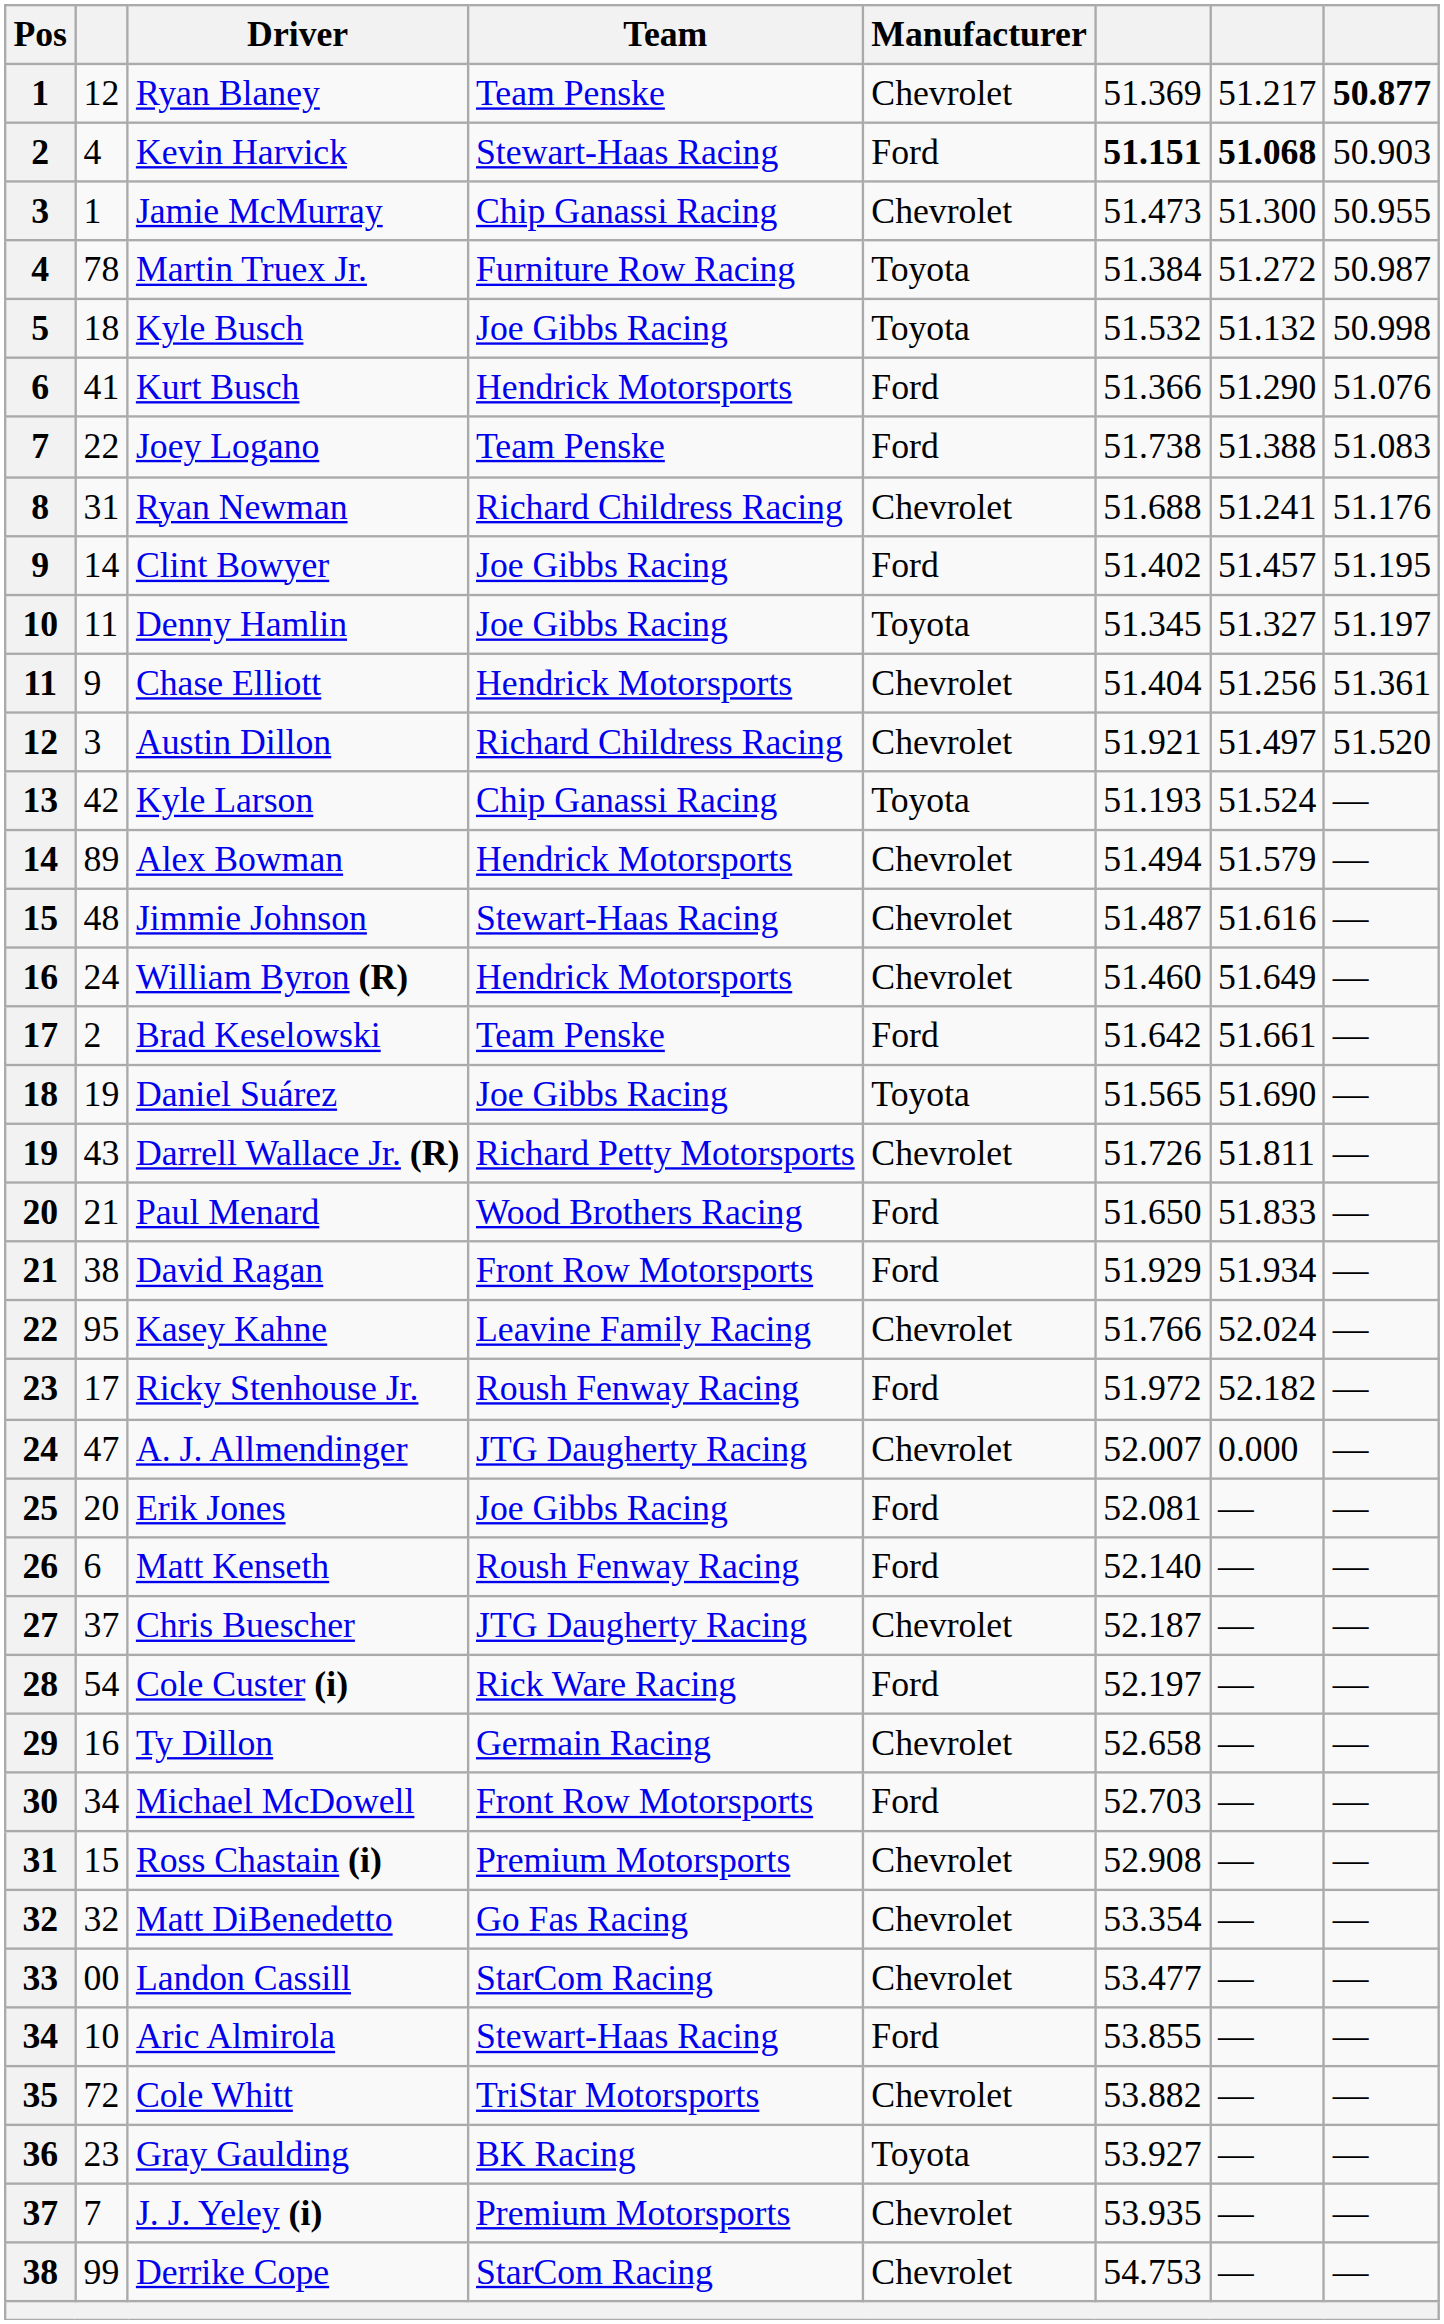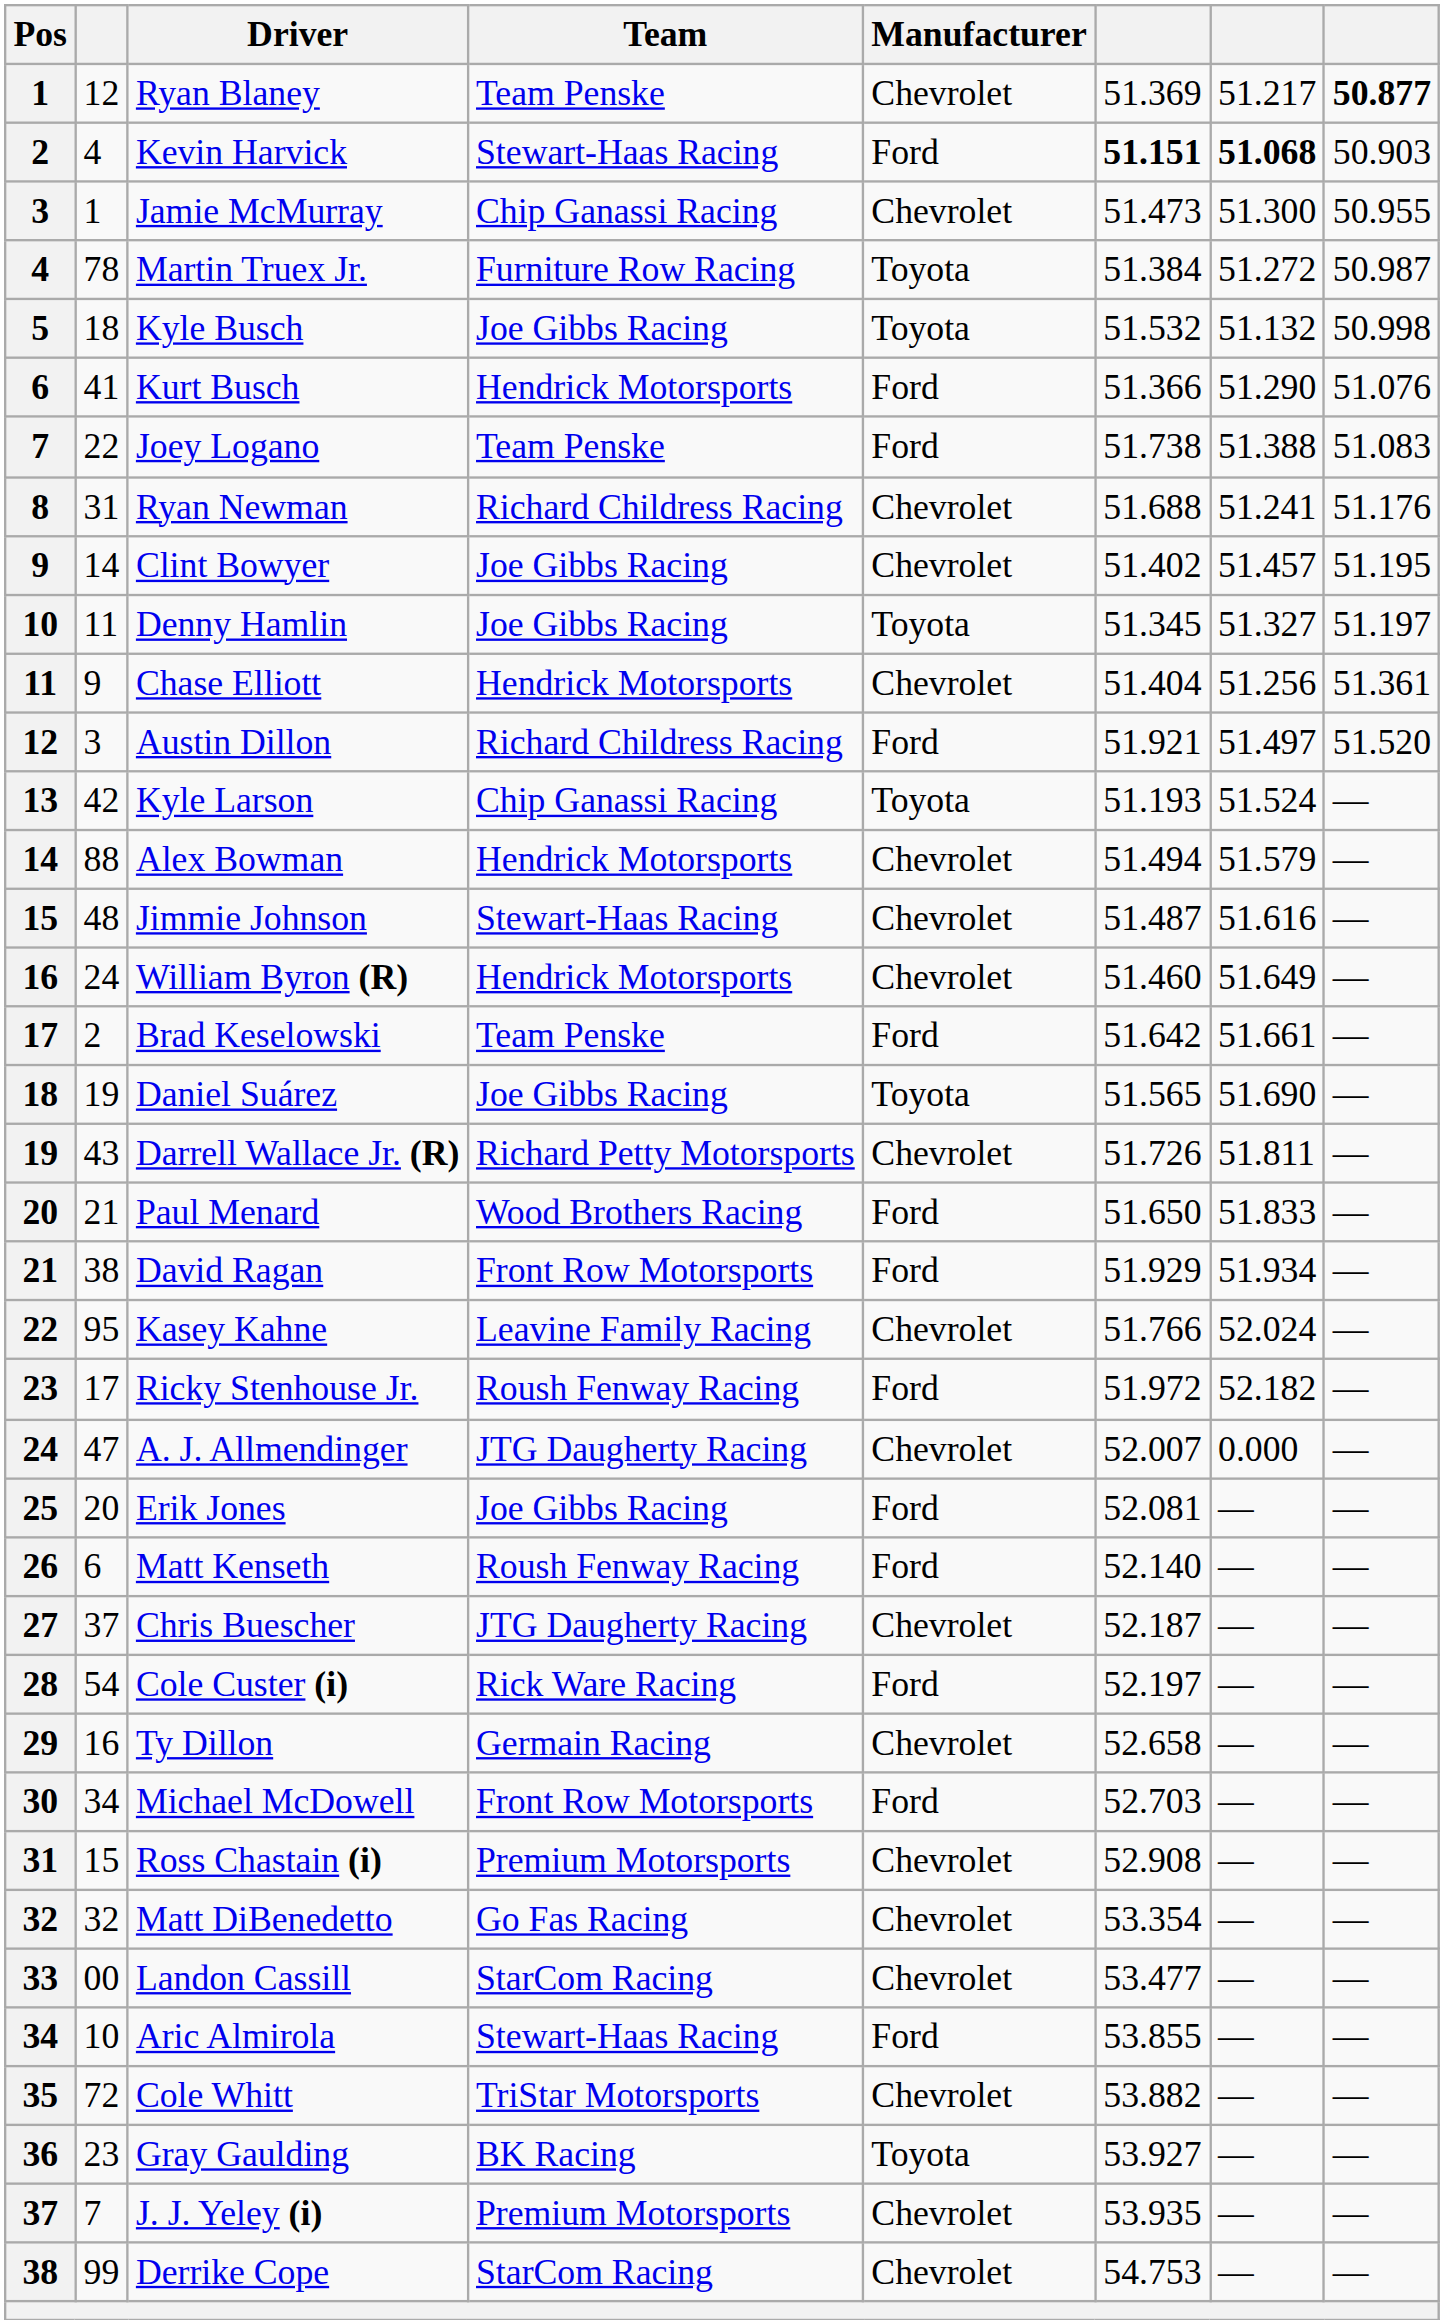(905, 564) Ford -> (942, 564) Chevrolet
(942, 740) Chevrolet -> (905, 740) Ford
(101, 858) 89 -> (101, 858) 88
